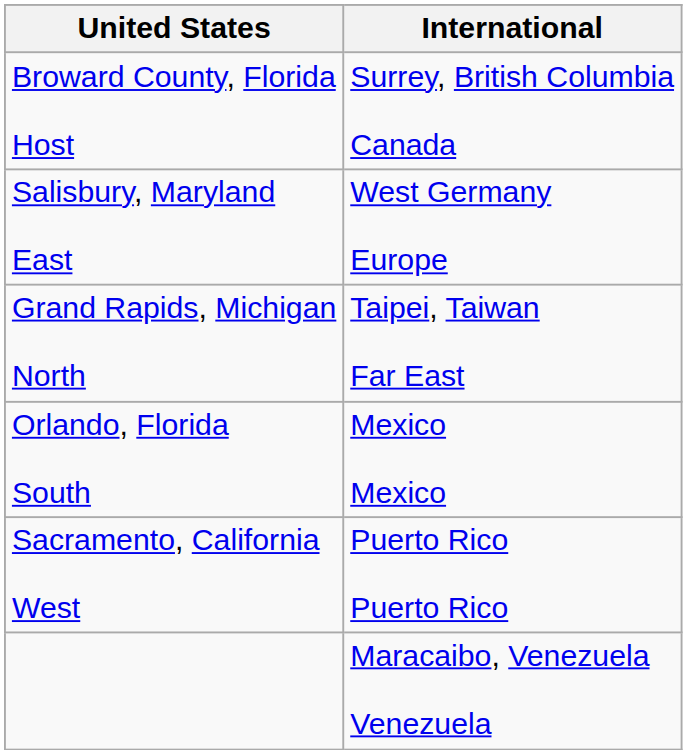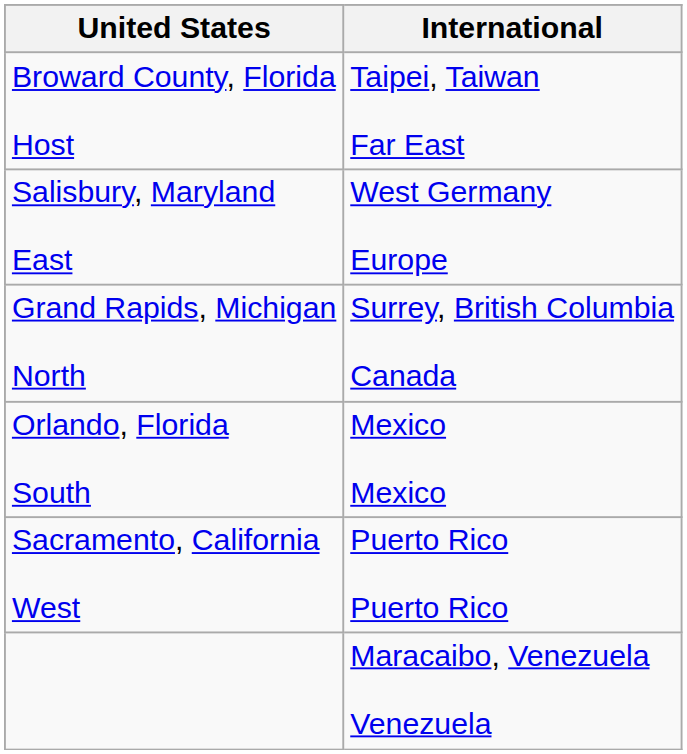(512, 110) Surrey, British Columbia Canada -> (445, 110) Taipei, Taiwan Far East
(445, 342) Taipei, Taiwan Far East -> (512, 342) Surrey, British Columbia Canada
